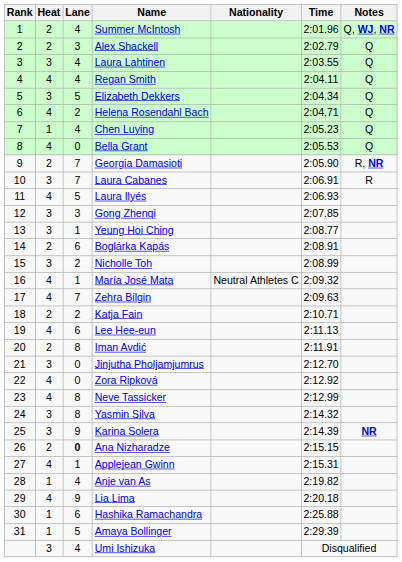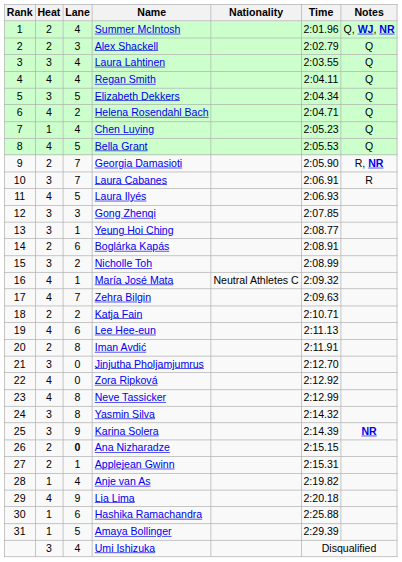(78, 146) 0 -> (78, 146) 5
(49, 465) 4 -> (49, 465) 2
